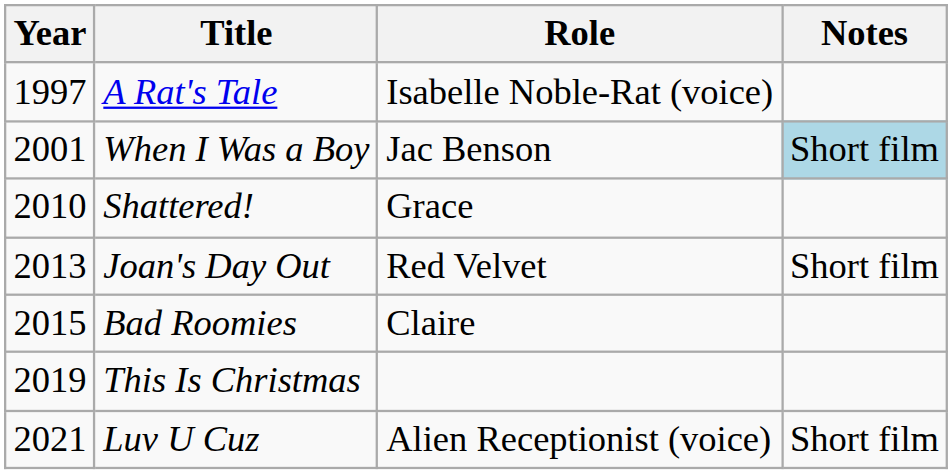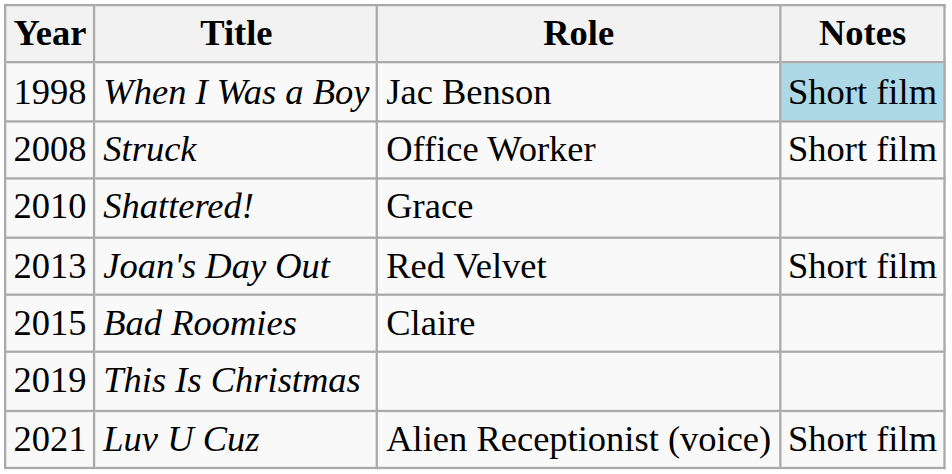- row: (190, 91)
(50, 149) 2001 -> (50, 91) 1998
+ row: (150, 149)
